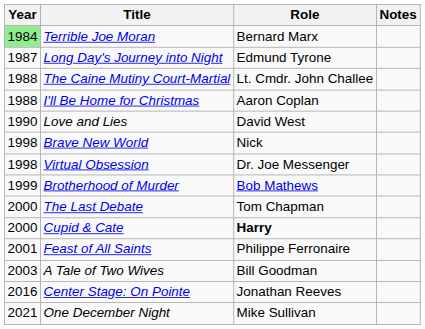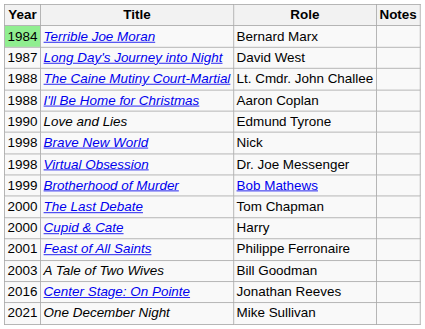(284, 57) Edmund Tyrone -> (271, 57) David West
(271, 121) David West -> (284, 121) Edmund Tyrone
(254, 228) bold -> (253, 228) normal
